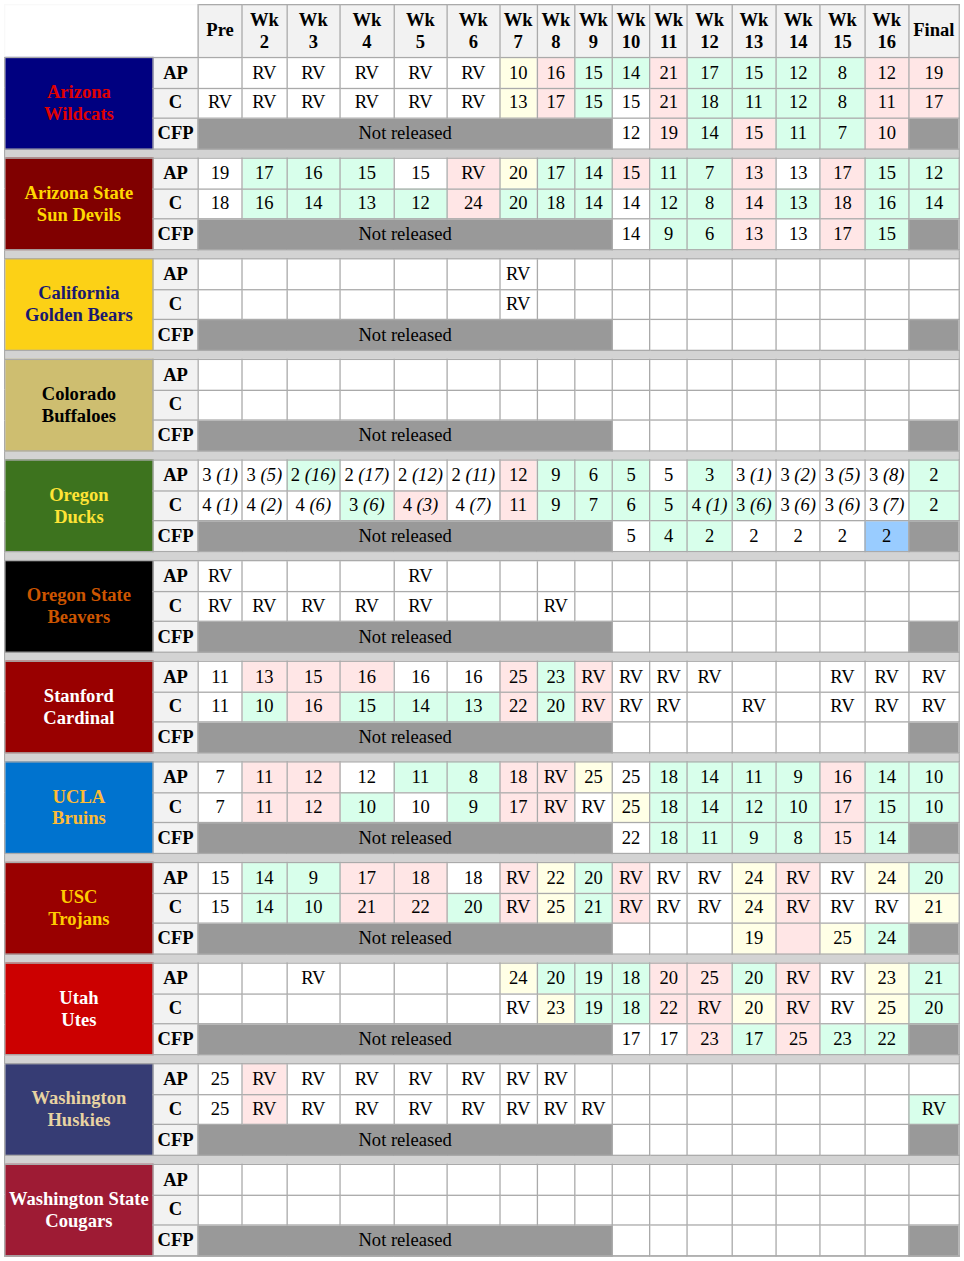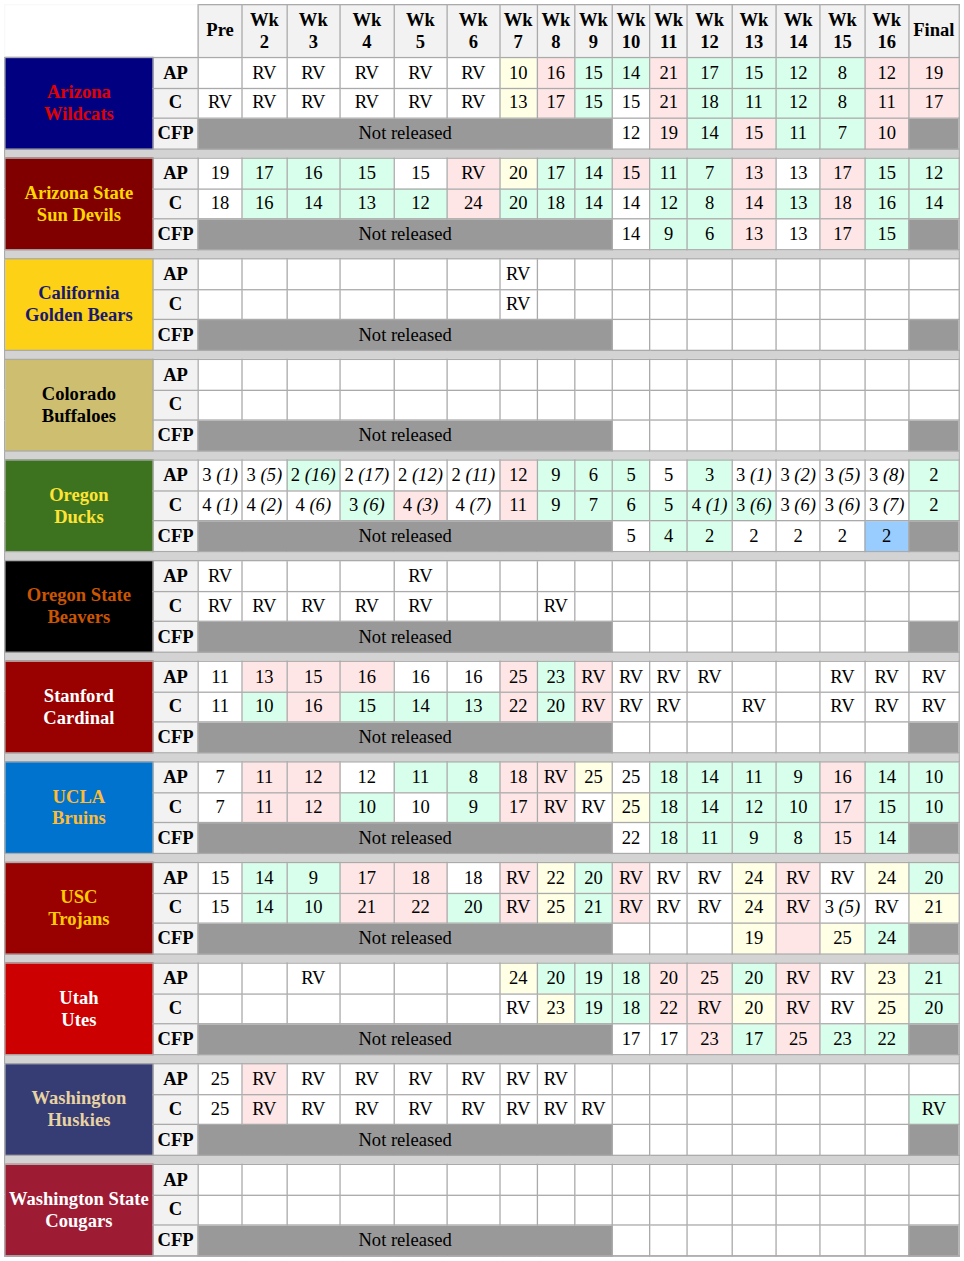(842, 908) RV -> (842, 908) 3 (5)
